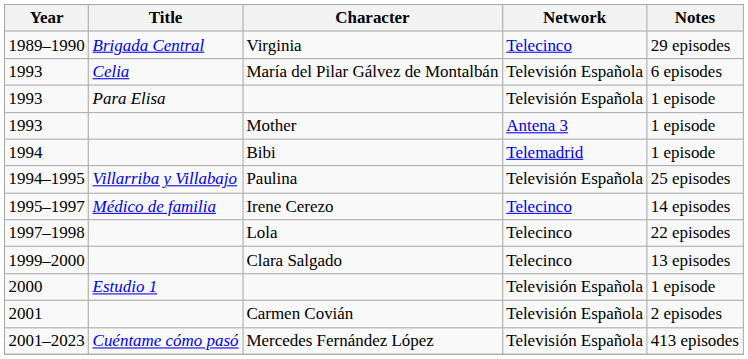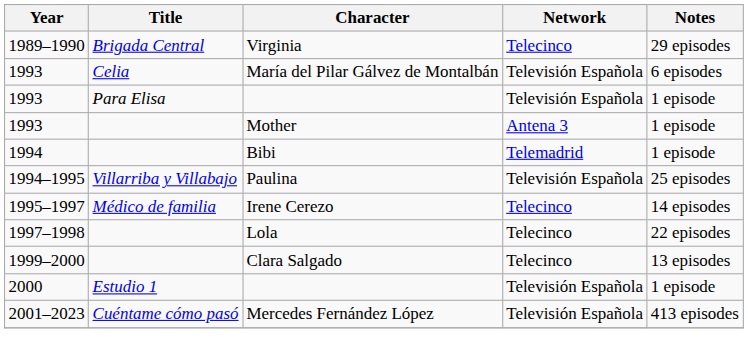- row: (25, 313)
